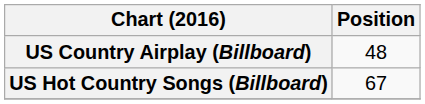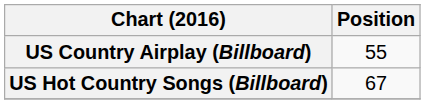(376, 51) 48 -> (376, 51) 55
